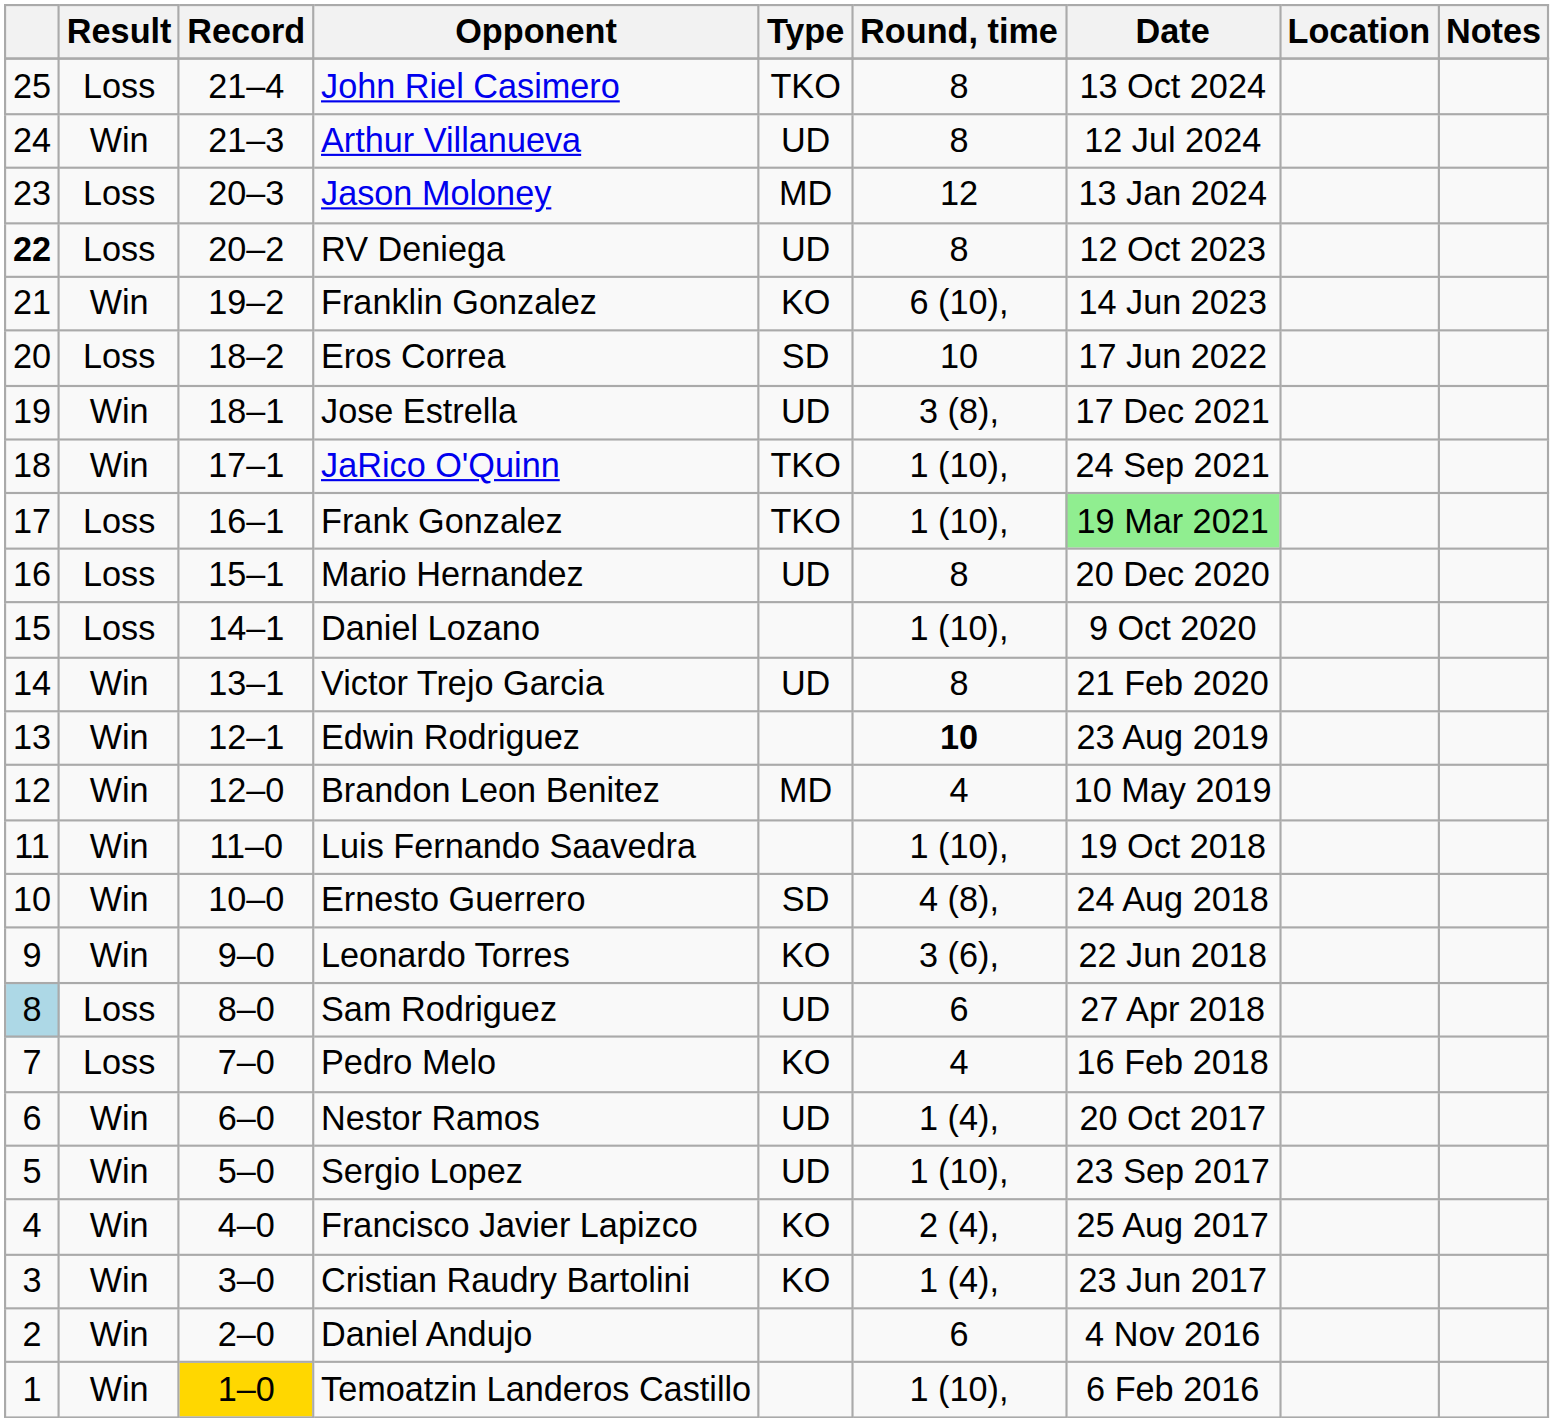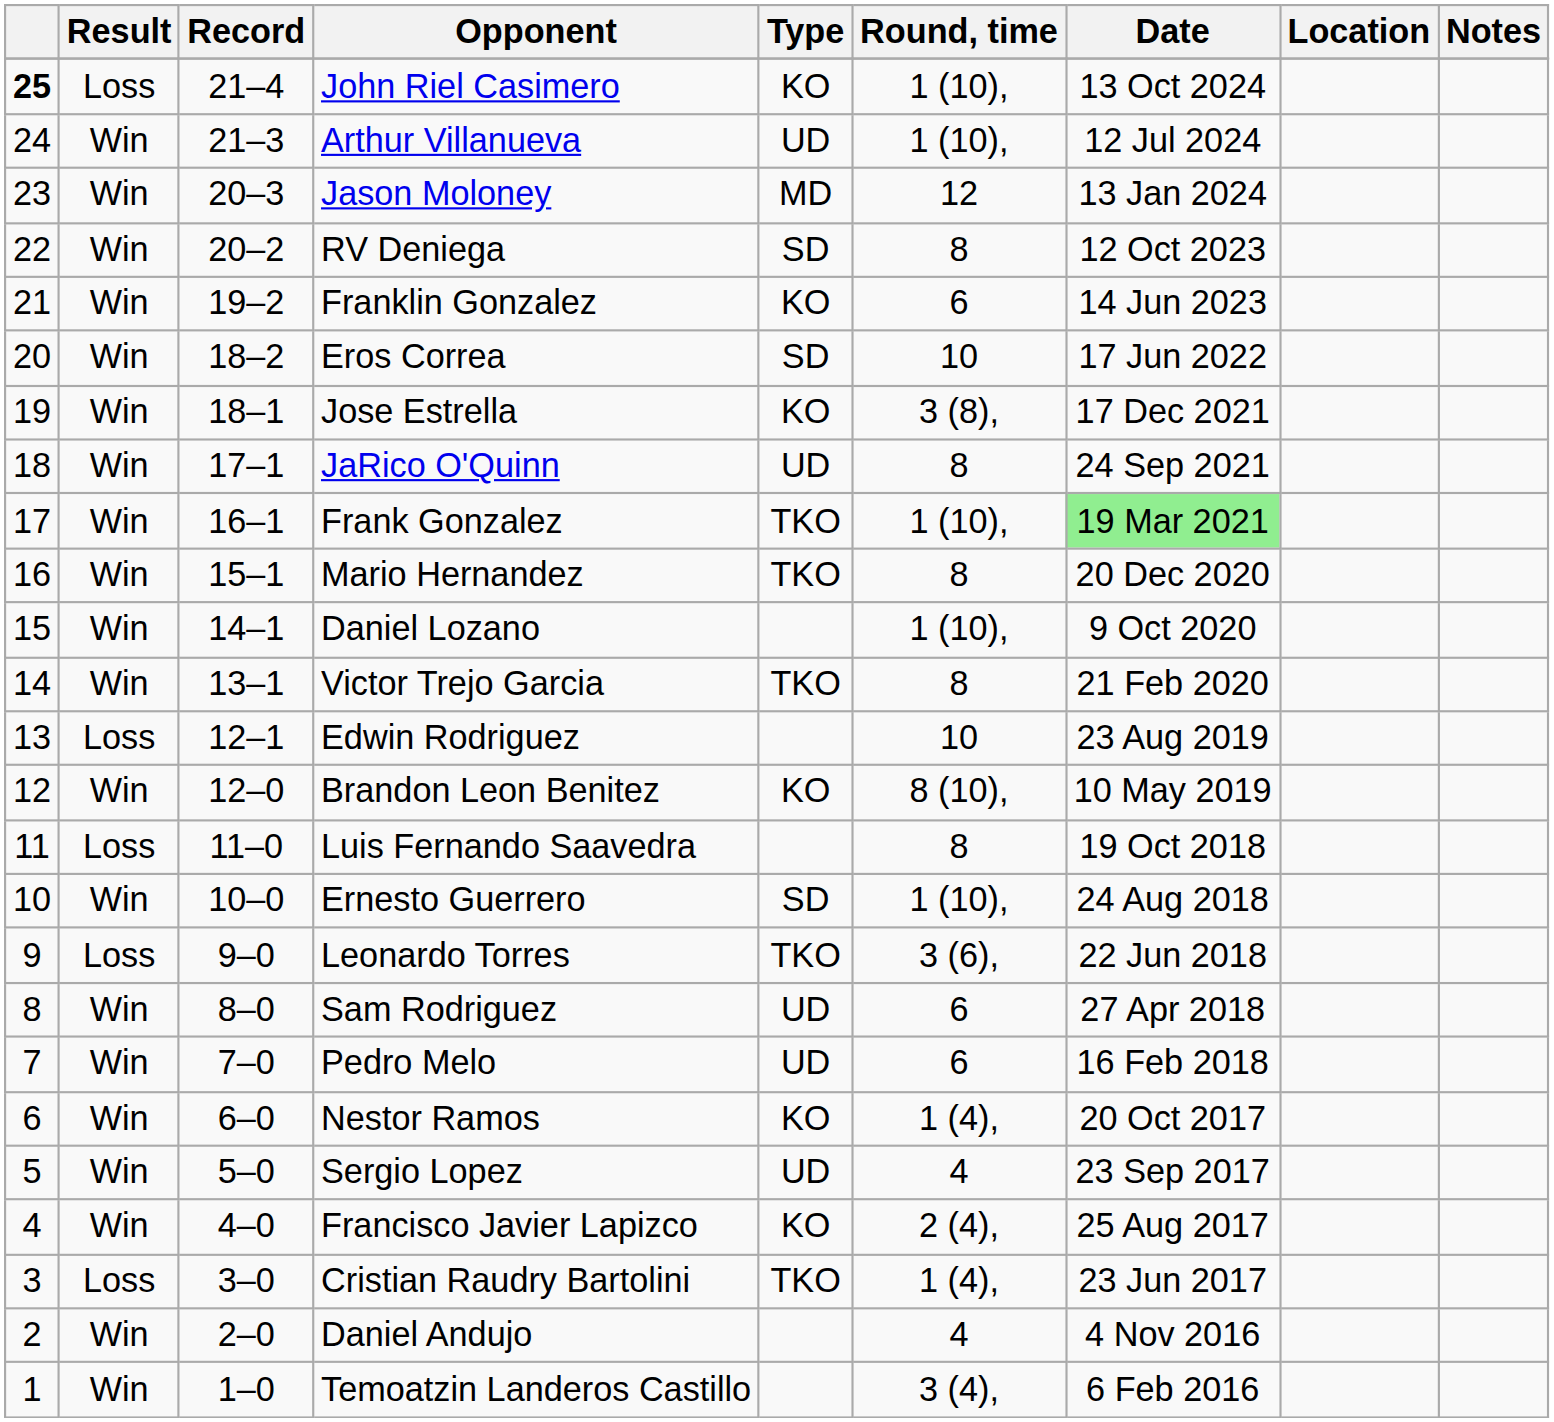(32, 85) normal -> (32, 85) bold
(806, 85) TKO -> (806, 85) KO
(959, 85) 8 -> (959, 85) 1 (10),
(959, 140) 8 -> (959, 140) 1 (10),
(119, 194) Loss -> (119, 194) Win
(32, 248) bold -> (32, 248) normal
(119, 248) Loss -> (119, 248) Win
(806, 248) UD -> (806, 248) SD
(959, 303) 6 (10), -> (959, 303) 6
(119, 357) Loss -> (119, 357) Win
(806, 411) UD -> (806, 411) KO
(806, 466) TKO -> (806, 466) UD
(959, 466) 1 (10), -> (959, 466) 8
(119, 520) Loss -> (119, 520) Win
(119, 574) Loss -> (119, 574) Win
(806, 574) UD -> (806, 574) TKO
(119, 628) Loss -> (119, 628) Win
(806, 683) UD -> (806, 683) TKO
(119, 737) Win -> (119, 737) Loss
(959, 737) bold -> (959, 737) normal
(806, 791) MD -> (806, 791) KO
(959, 791) 4 -> (959, 791) 8 (10),
(119, 846) Win -> (119, 846) Loss
(959, 846) 1 (10), -> (959, 846) 8
(959, 900) 4 (8), -> (959, 900) 1 (10),
(119, 954) Win -> (119, 954) Loss
(806, 954) KO -> (806, 954) TKO
(32, 1009) lightblue background -> (32, 1009) no background
(119, 1009) Loss -> (119, 1009) Win
(119, 1063) Loss -> (119, 1063) Win
(806, 1063) KO -> (806, 1063) UD
(959, 1063) 4 -> (959, 1063) 6
(806, 1117) UD -> (806, 1117) KO
(959, 1172) 1 (10), -> (959, 1172) 4
(119, 1280) Win -> (119, 1280) Loss
(806, 1280) KO -> (806, 1280) TKO
(959, 1334) 6 -> (959, 1334) 4
(246, 1389) gold background -> (246, 1389) no background
(959, 1389) 1 (10), -> (959, 1389) 3 (4),
